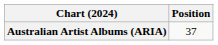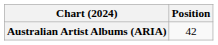(191, 31) 37 -> (191, 31) 42
